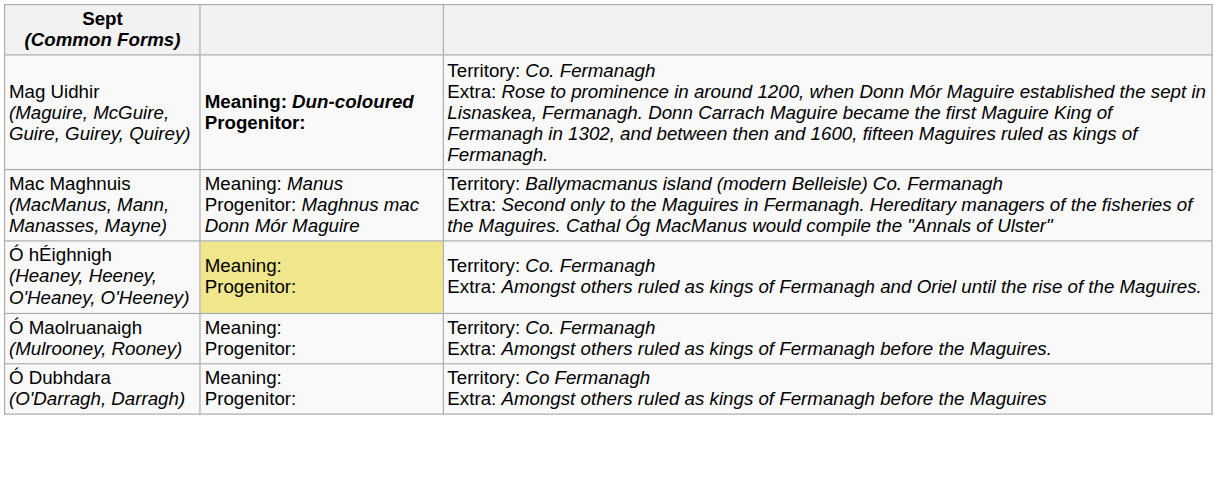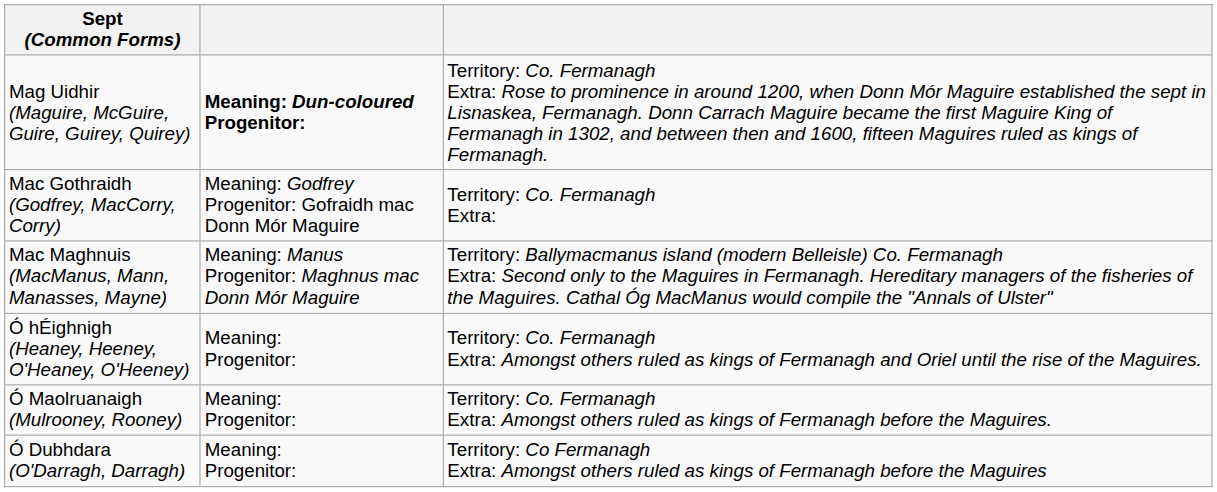+ row: (92, 205)
(251, 276) khaki background -> (251, 348) no background
